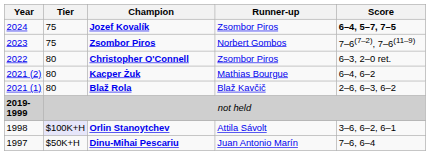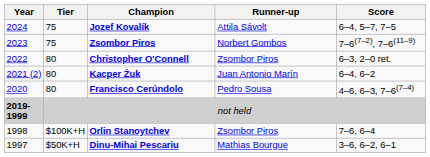(248, 27) Zsombor Piros -> (242, 27) Attila Sávolt
(367, 27) bold -> (367, 27) normal
(253, 74) Mathias Bourgue -> (258, 74) Juan Antonio Marín
- row: (110, 89)
+ row: (136, 90)
(65, 128) lavender background -> (65, 131) no background
(242, 128) Attila Sávolt -> (248, 131) Zsombor Piros
(367, 128) 3–6, 6–2, 6–1 -> (357, 131) 7–6, 6–4
(258, 143) Juan Antonio Marín -> (253, 146) Mathias Bourgue
(357, 143) 7–6, 6–4 -> (367, 146) 3–6, 6–2, 6–1
